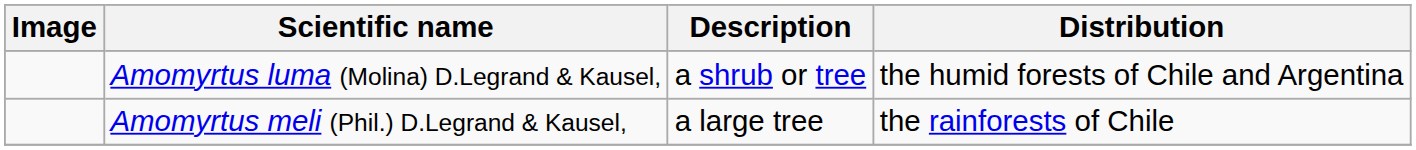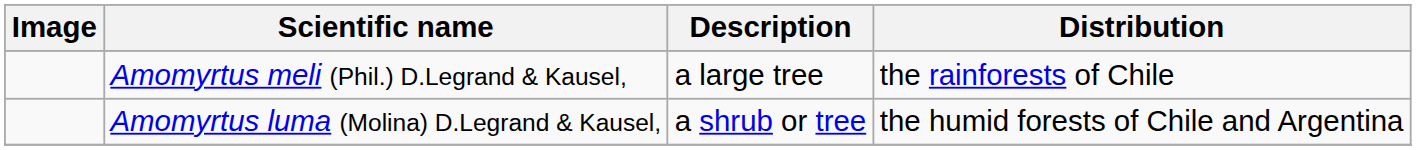rows swapped: (386, 74) <-> (369, 121)
